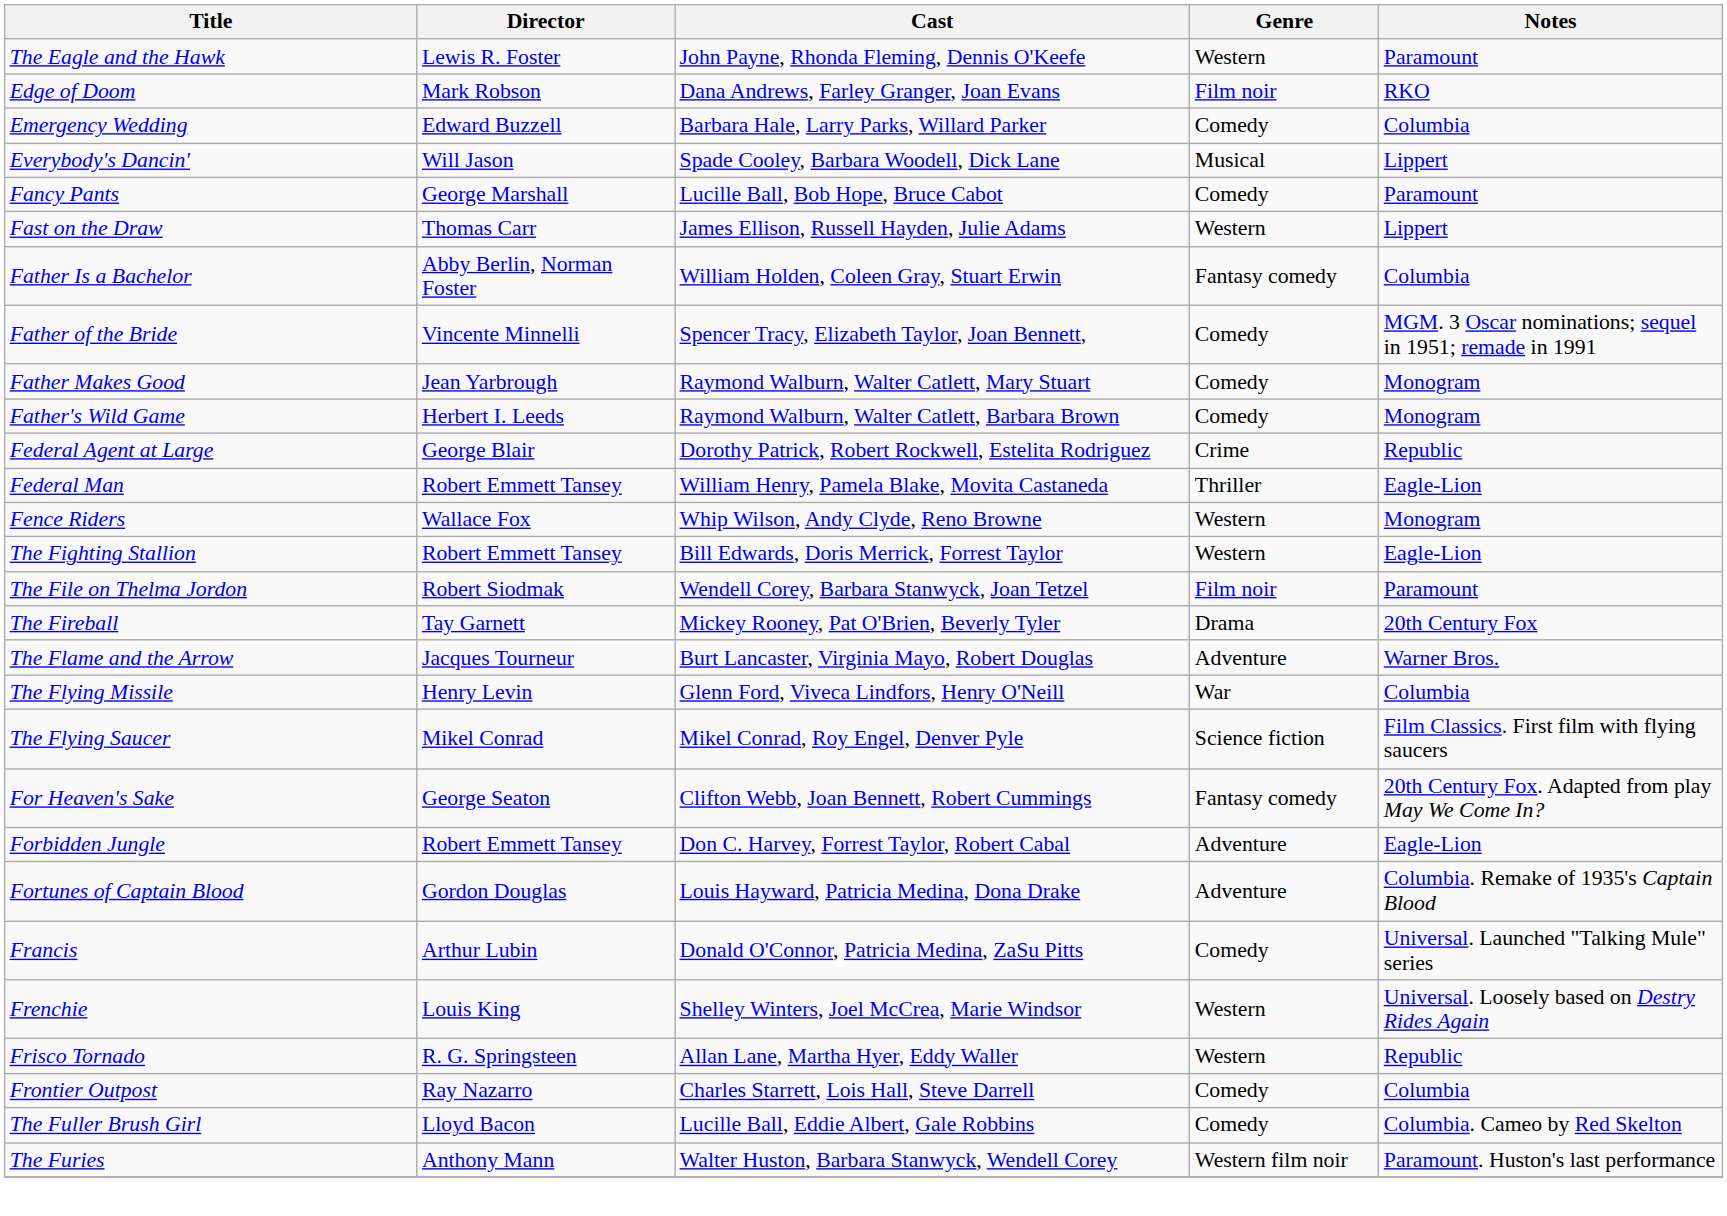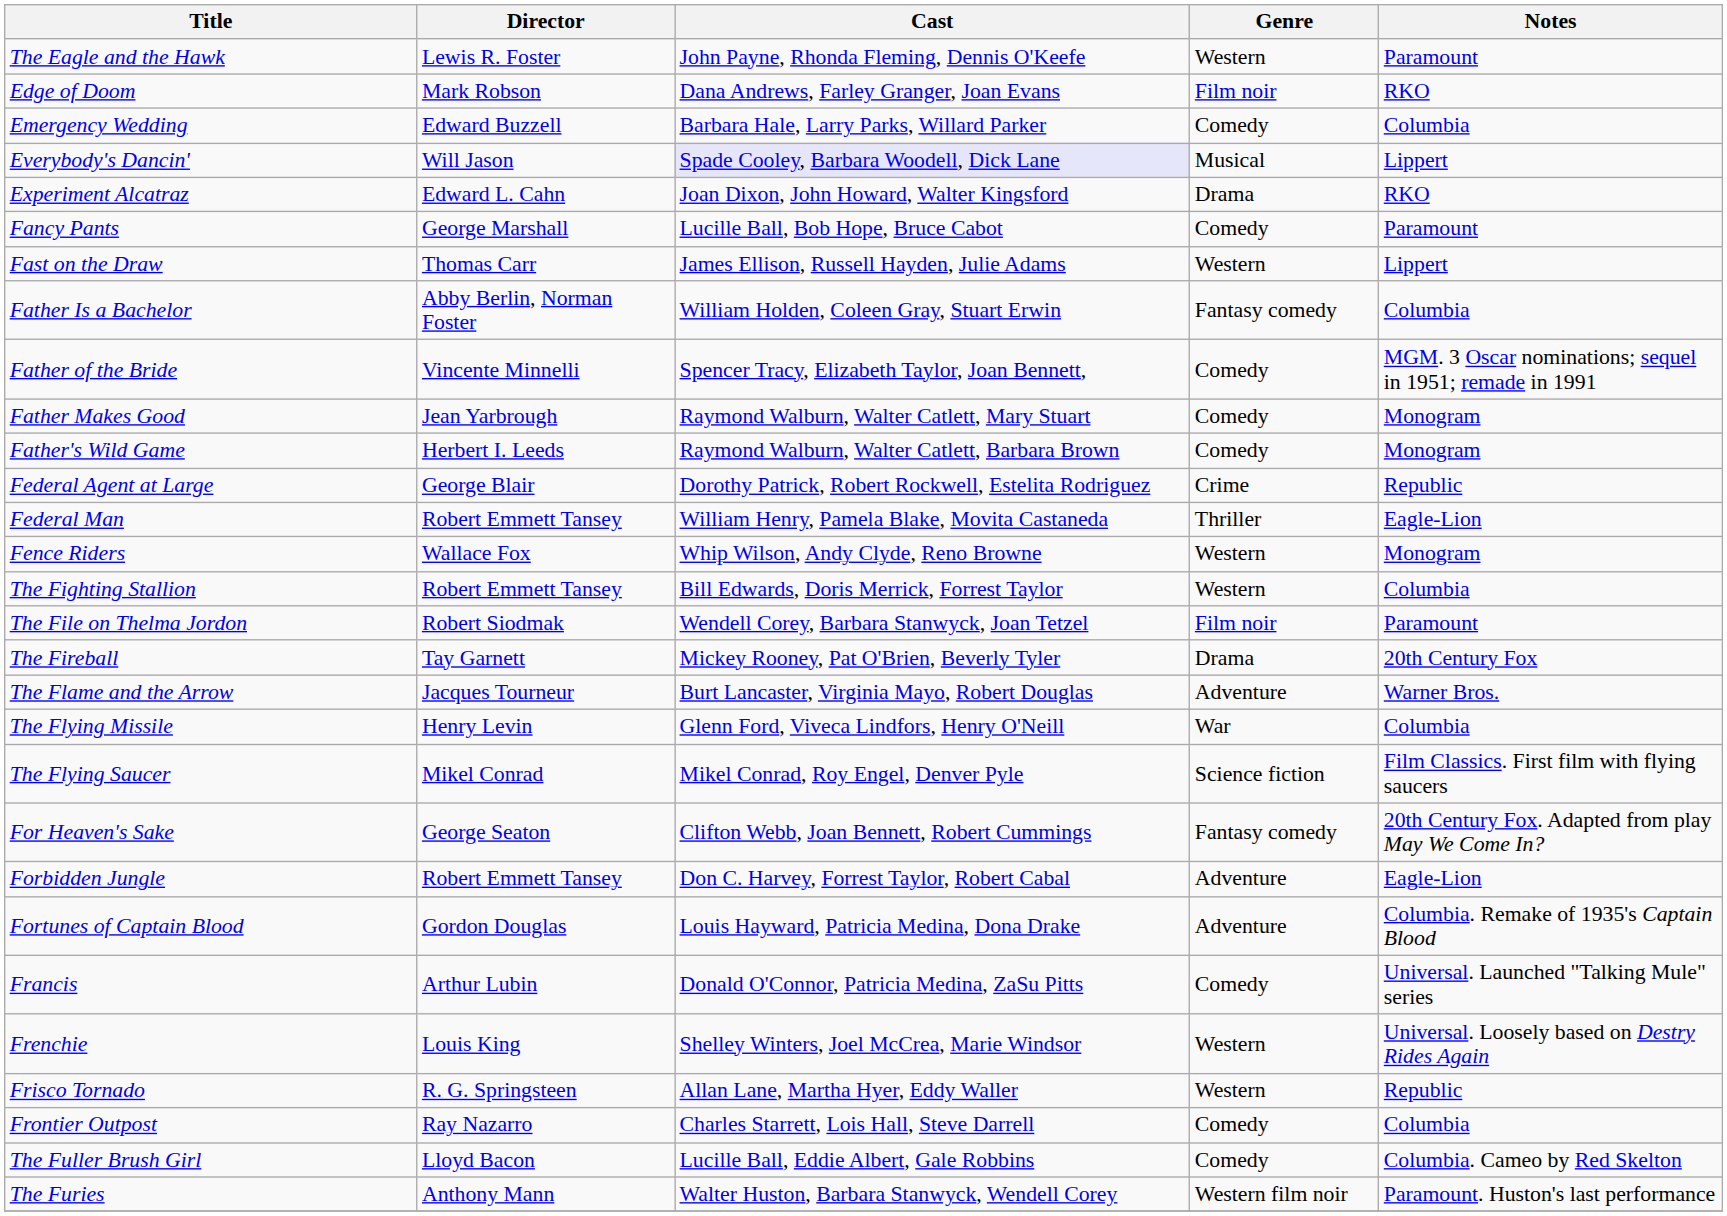(870, 159) no background -> (870, 159) lavender background
+ row: (99, 194)
(1433, 553) Eagle-Lion -> (1427, 588) Columbia
